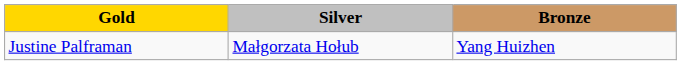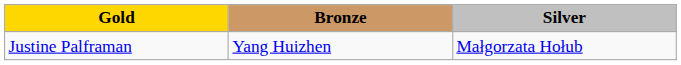columns swapped: (340, 18) <-> (564, 18)
